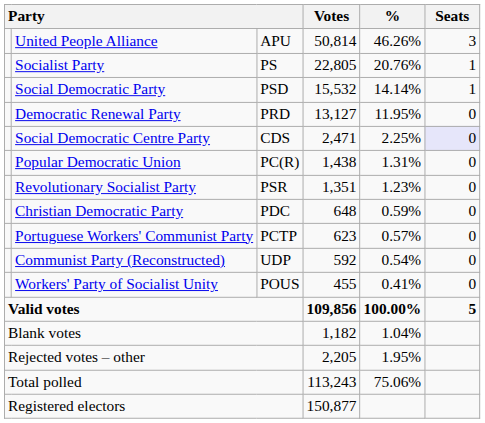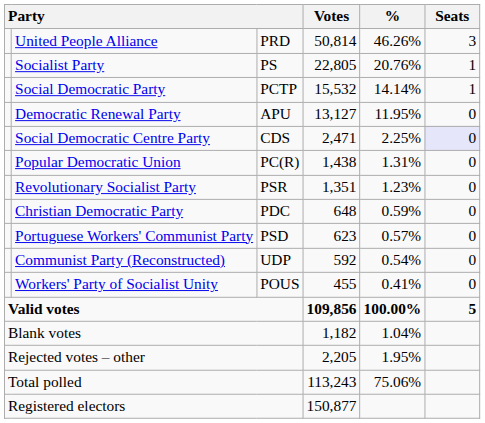(276, 41) APU -> (275, 41) PRD
(274, 89) PSD -> (279, 89) PCTP
(275, 114) PRD -> (276, 114) APU
(279, 235) PCTP -> (274, 235) PSD
